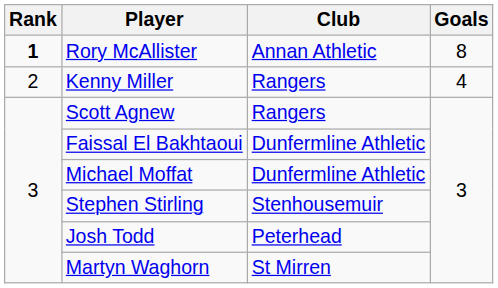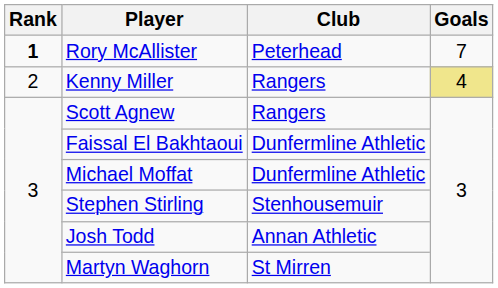(314, 50) Annan Athletic -> (297, 50) Peterhead
(461, 50) 8 -> (461, 50) 7
(461, 81) no background -> (461, 81) khaki background
(297, 236) Peterhead -> (314, 236) Annan Athletic
